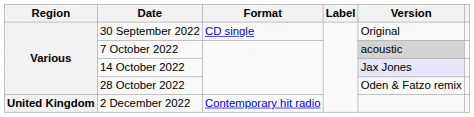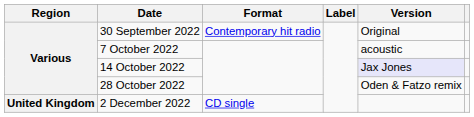(230, 31) CD single -> (263, 31) Contemporary hit radio
(381, 49) lightgrey background -> (381, 49) no background
(263, 103) Contemporary hit radio -> (230, 103) CD single
